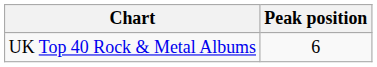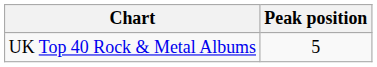(316, 47) 6 -> (316, 47) 5
